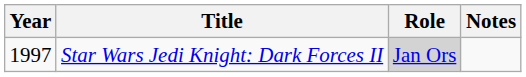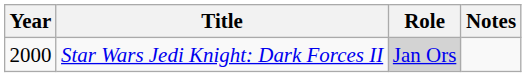(30, 54) 1997 -> (30, 54) 2000
